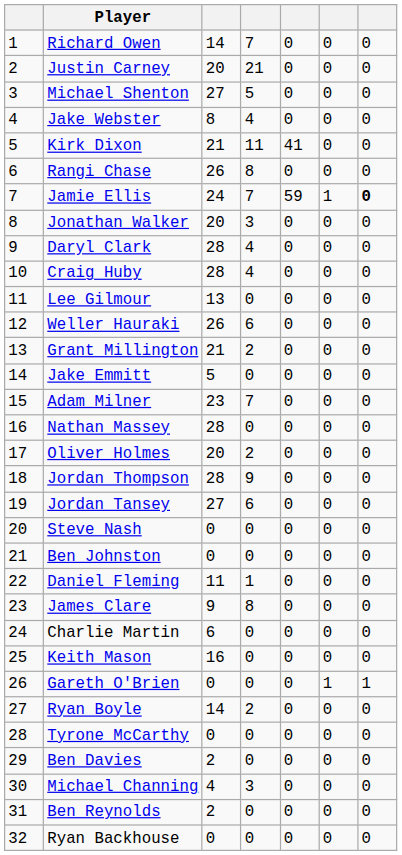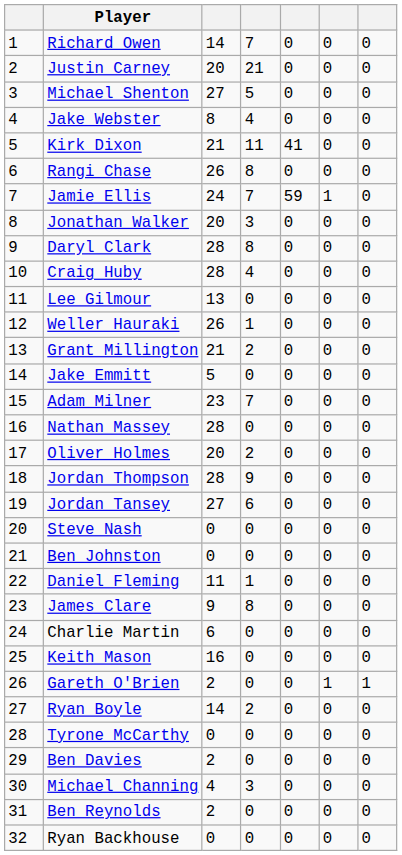(366, 197) bold -> (366, 197) normal
(249, 248) 4 -> (249, 248) 8
(249, 325) 6 -> (249, 325) 1
(211, 684) 0 -> (211, 684) 2
